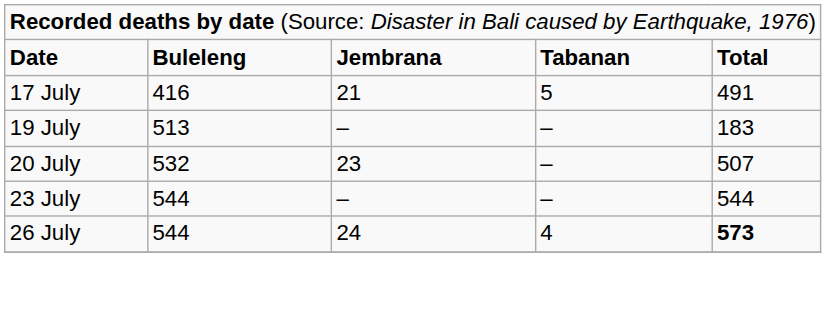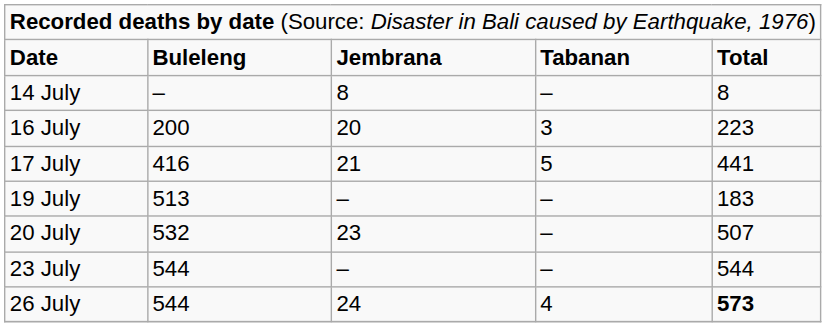+ row: (45, 92)
+ row: (45, 127)
(736, 92) 491 -> (736, 163) 441
